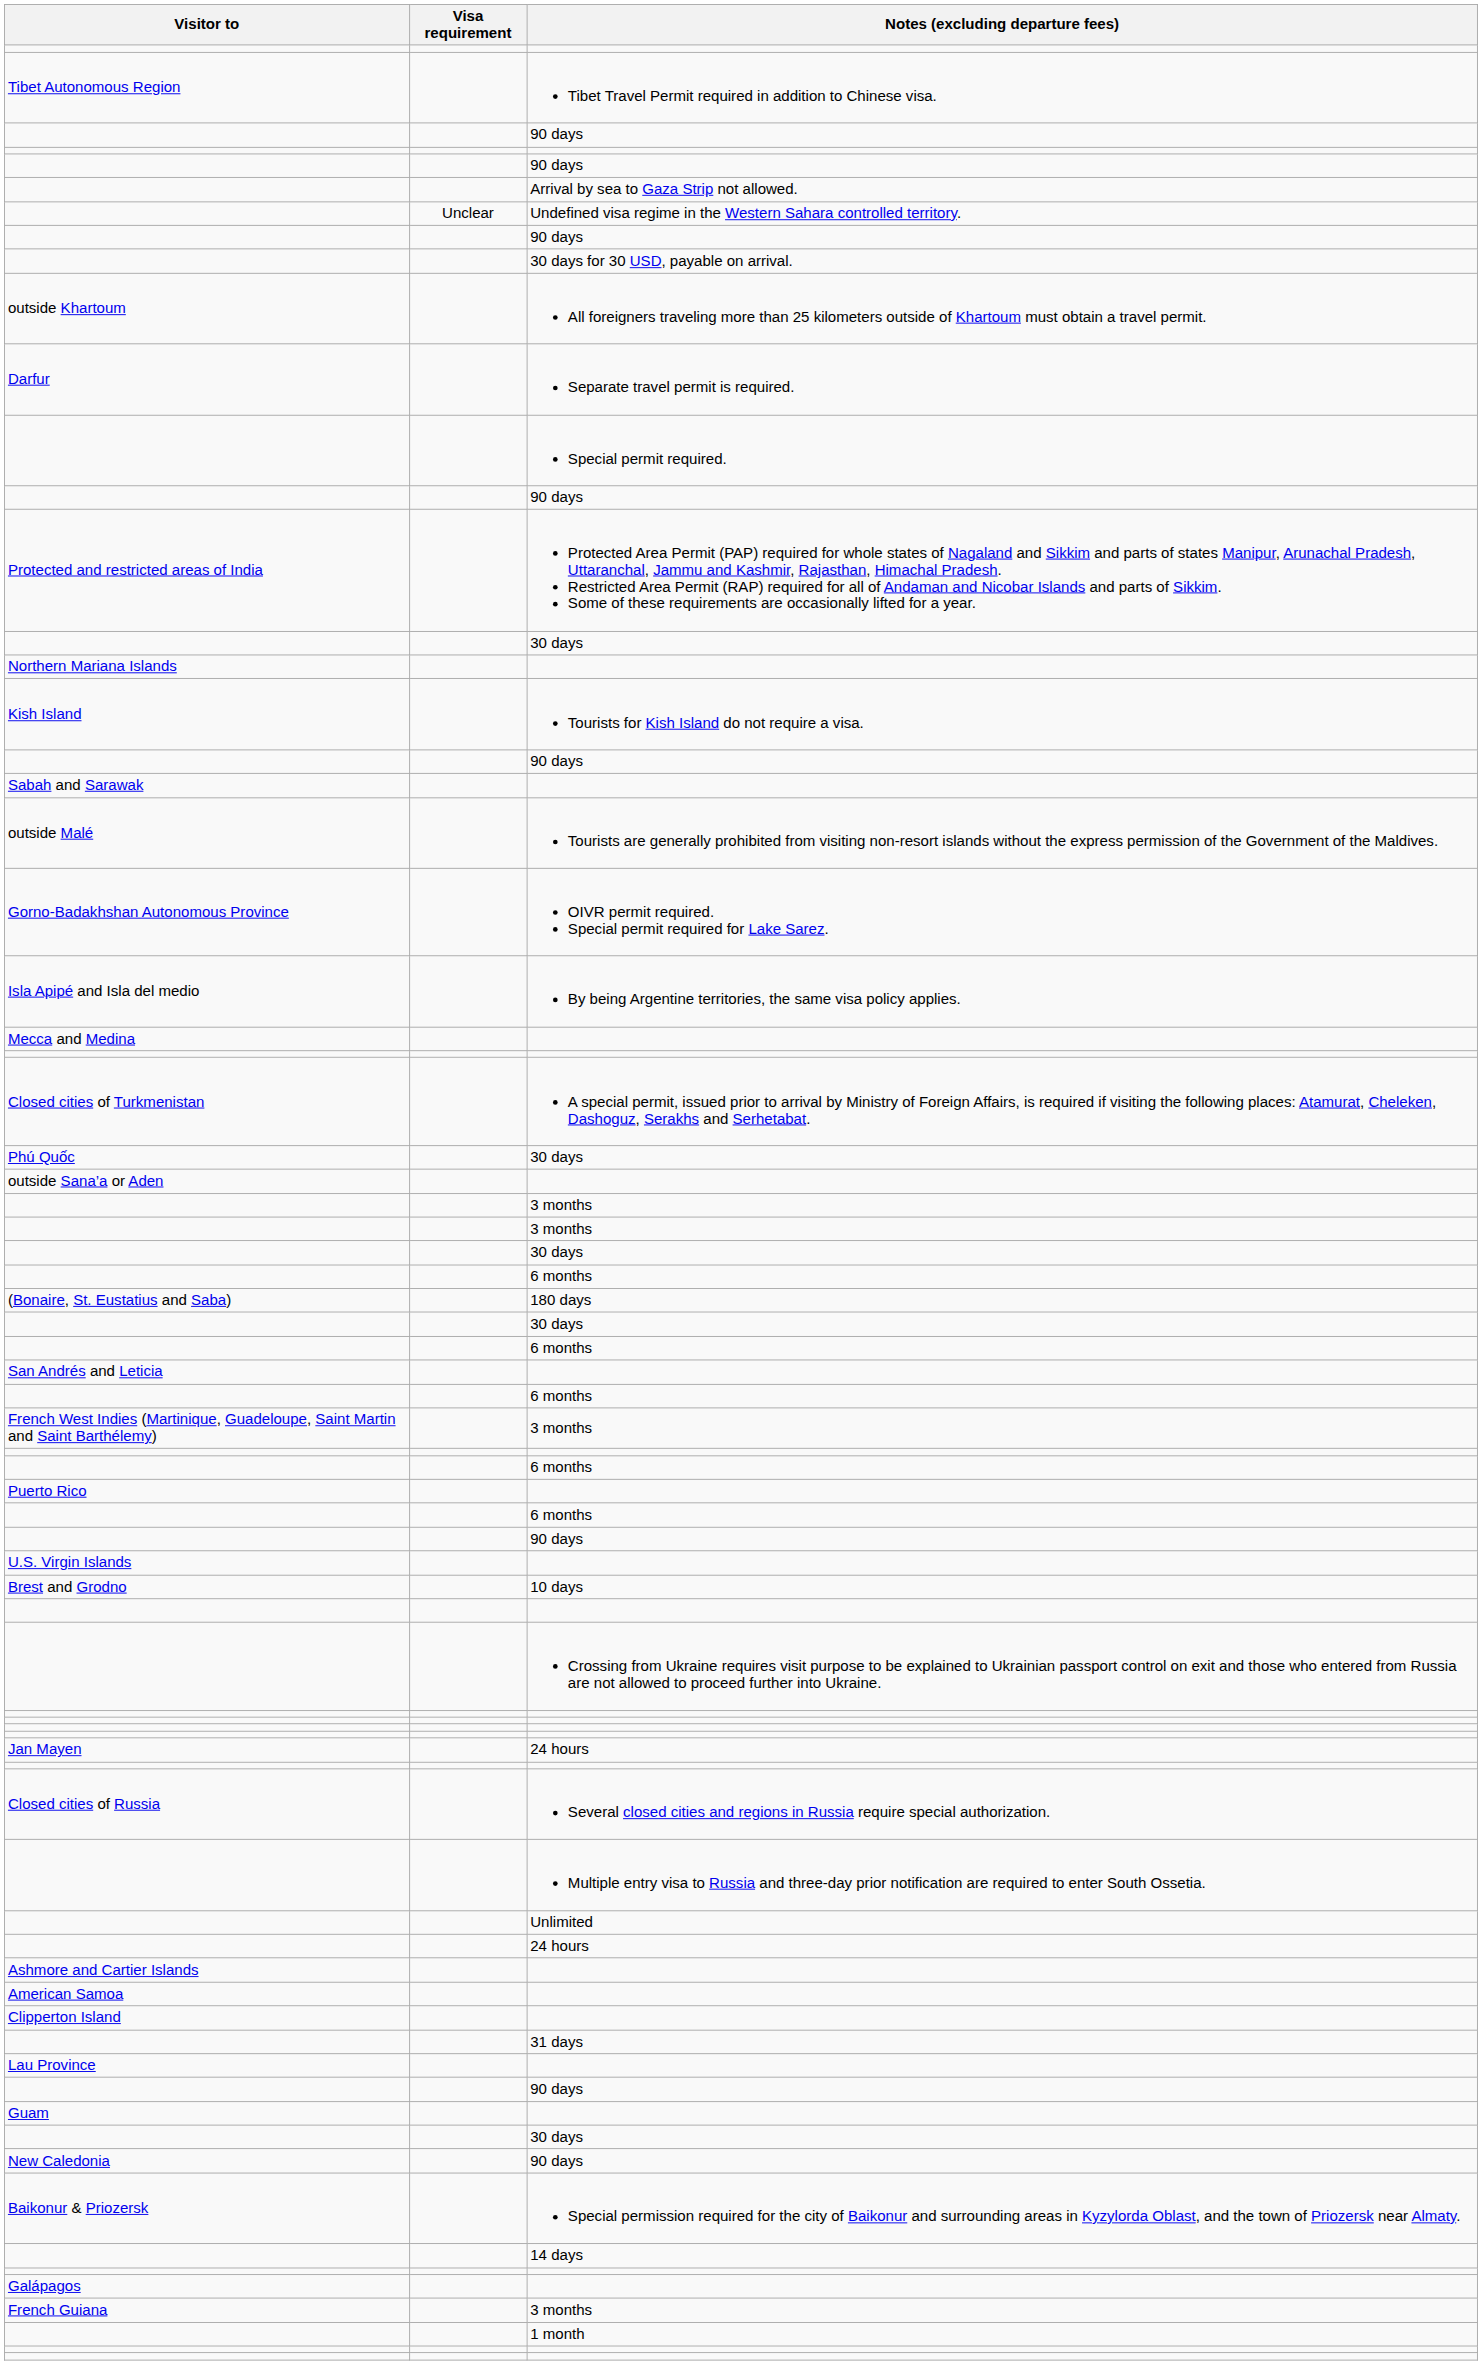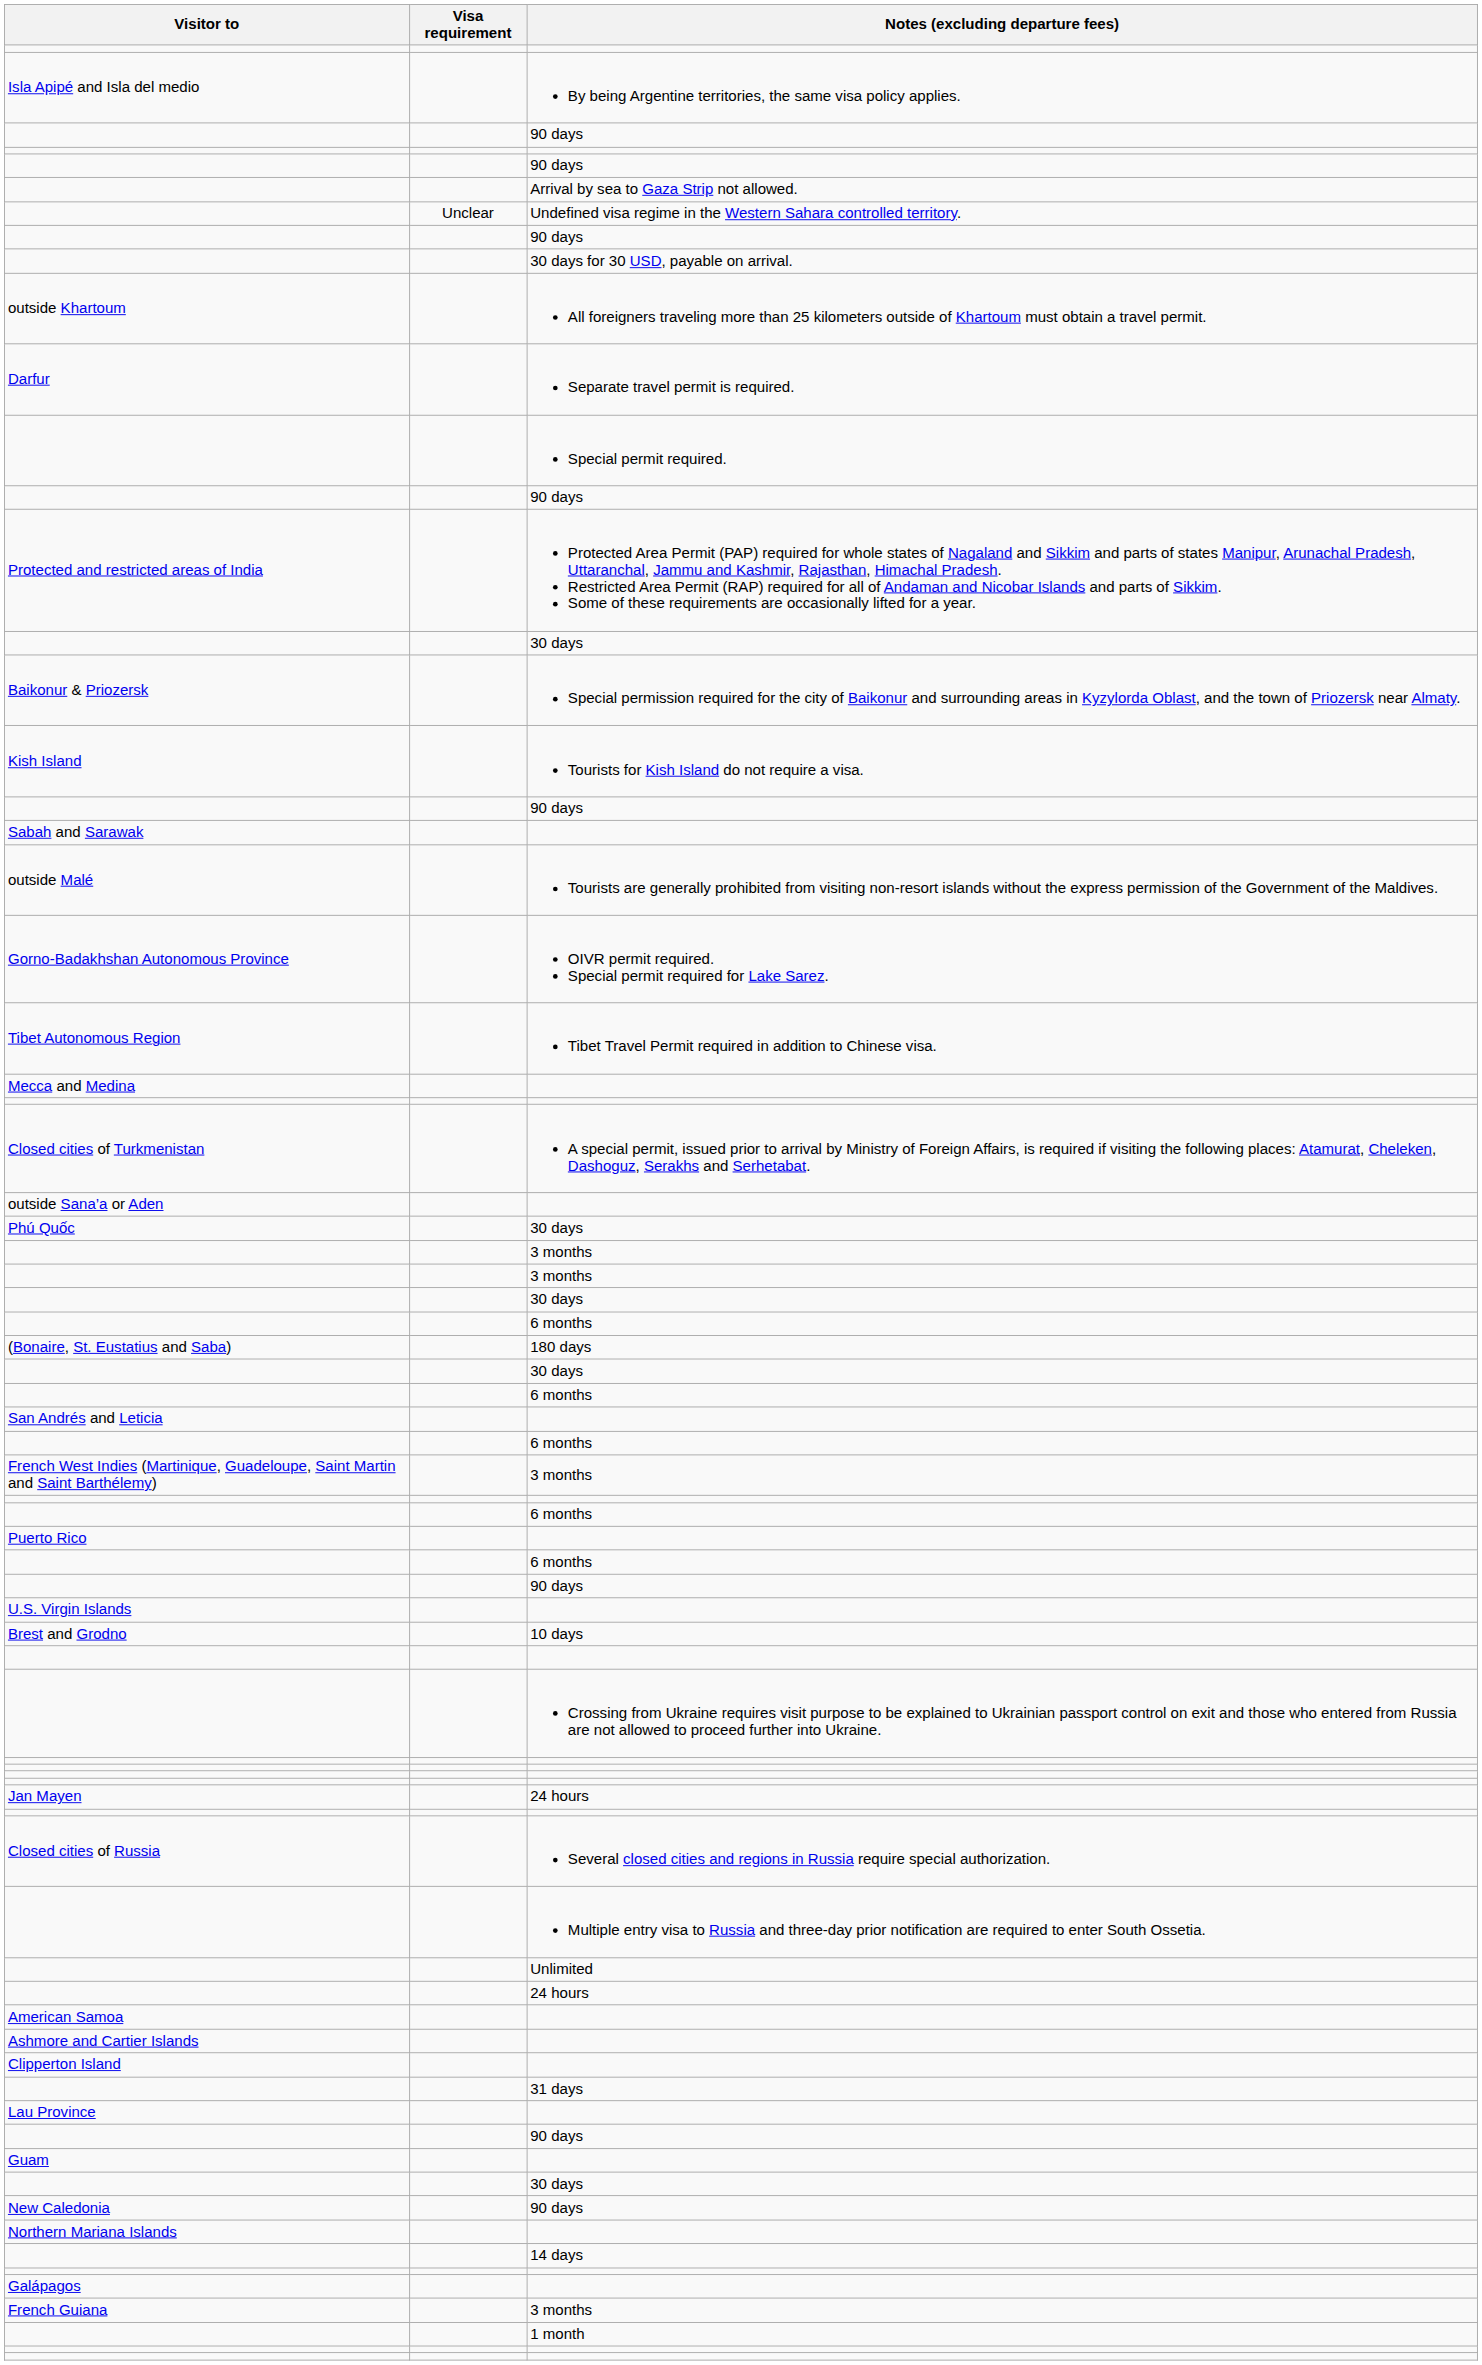rows swapped: (104, 991) <-> (94, 87)
rows swapped: (78, 2208) <-> (92, 666)
rows swapped: (41, 1157) <-> (86, 1181)
rows swapped: (66, 1993) <-> (103, 1970)
